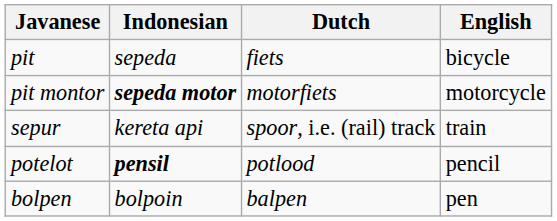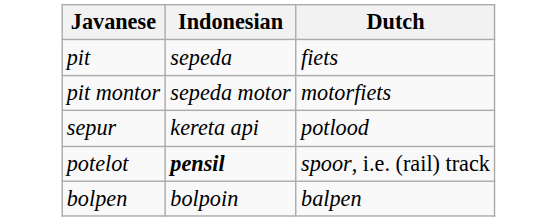- column: (496, 22)
(175, 92) bold -> (231, 92) normal
(341, 127) spoor, i.e. (rail) track -> (335, 127) potlood
(280, 163) potlood -> (395, 163) spoor, i.e. (rail) track
